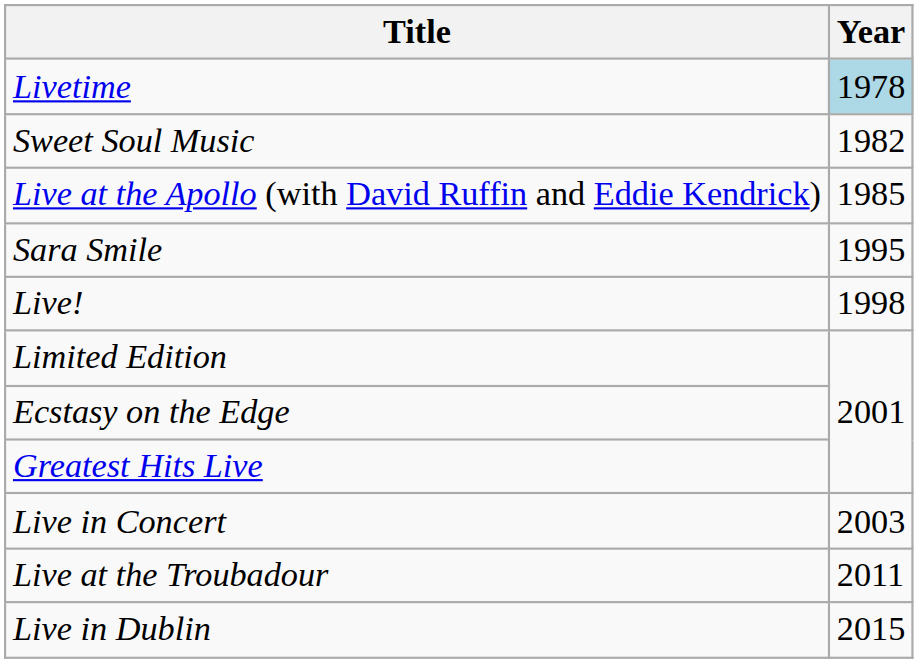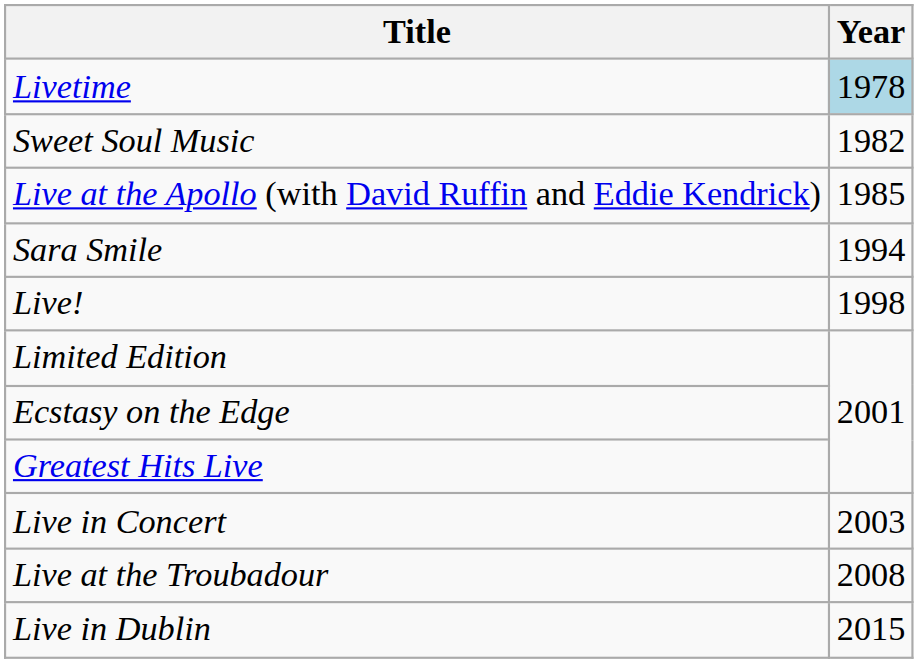(871, 248) 1995 -> (871, 248) 1994
(870, 574) 2011 -> (871, 574) 2008
